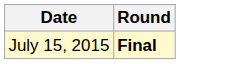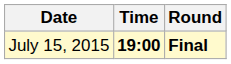+ column: (139, 17)
